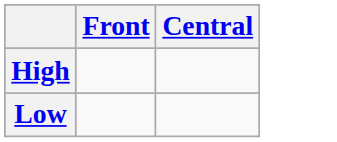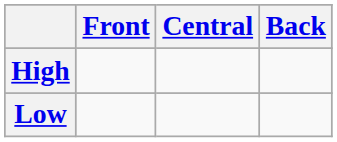+ column: (296, 26)
